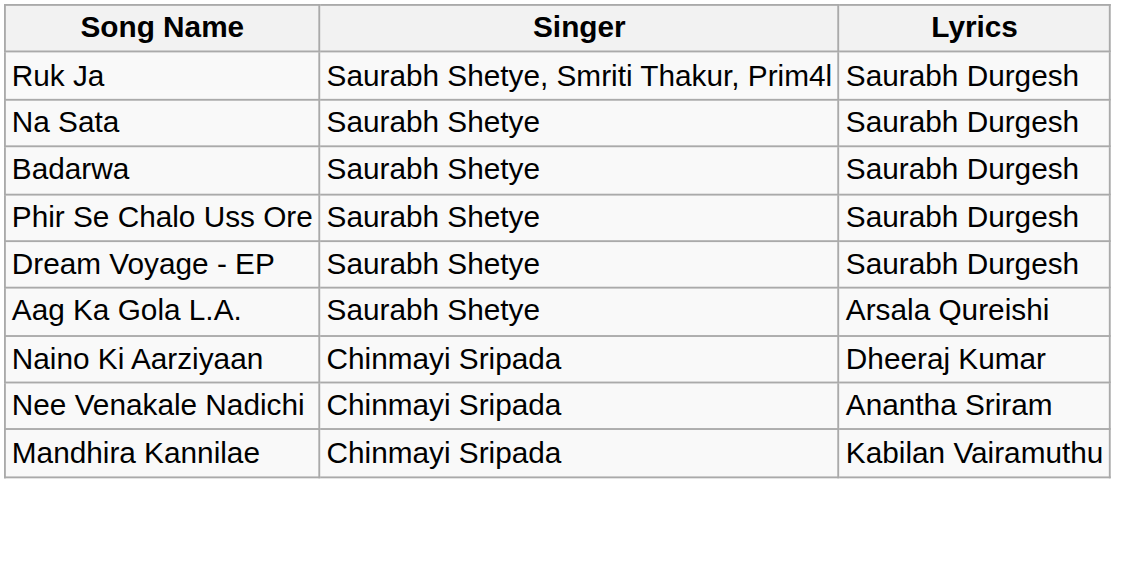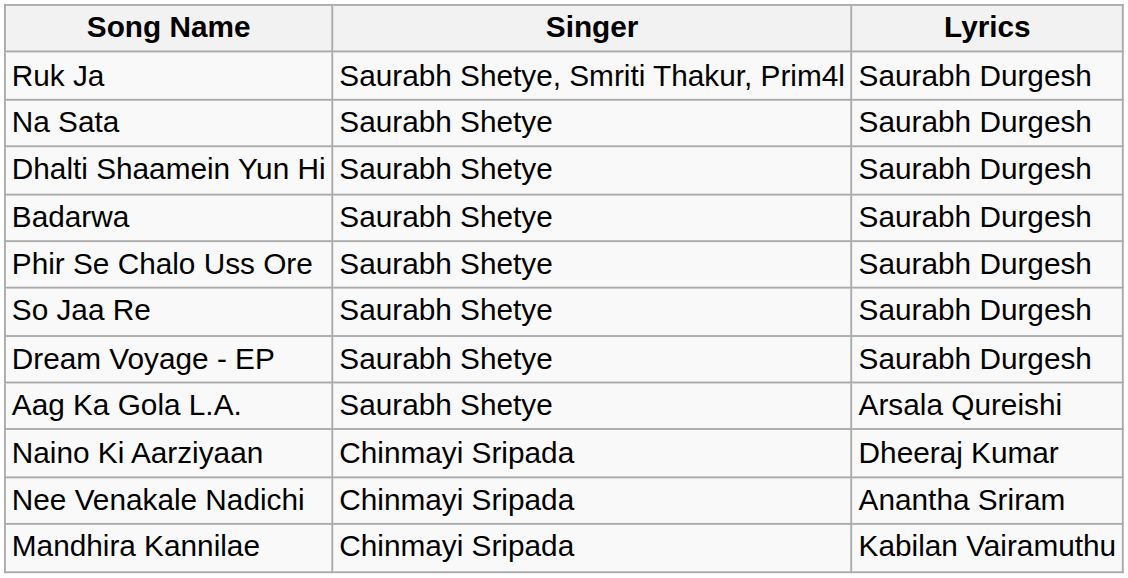+ row: (169, 169)
+ row: (81, 311)
